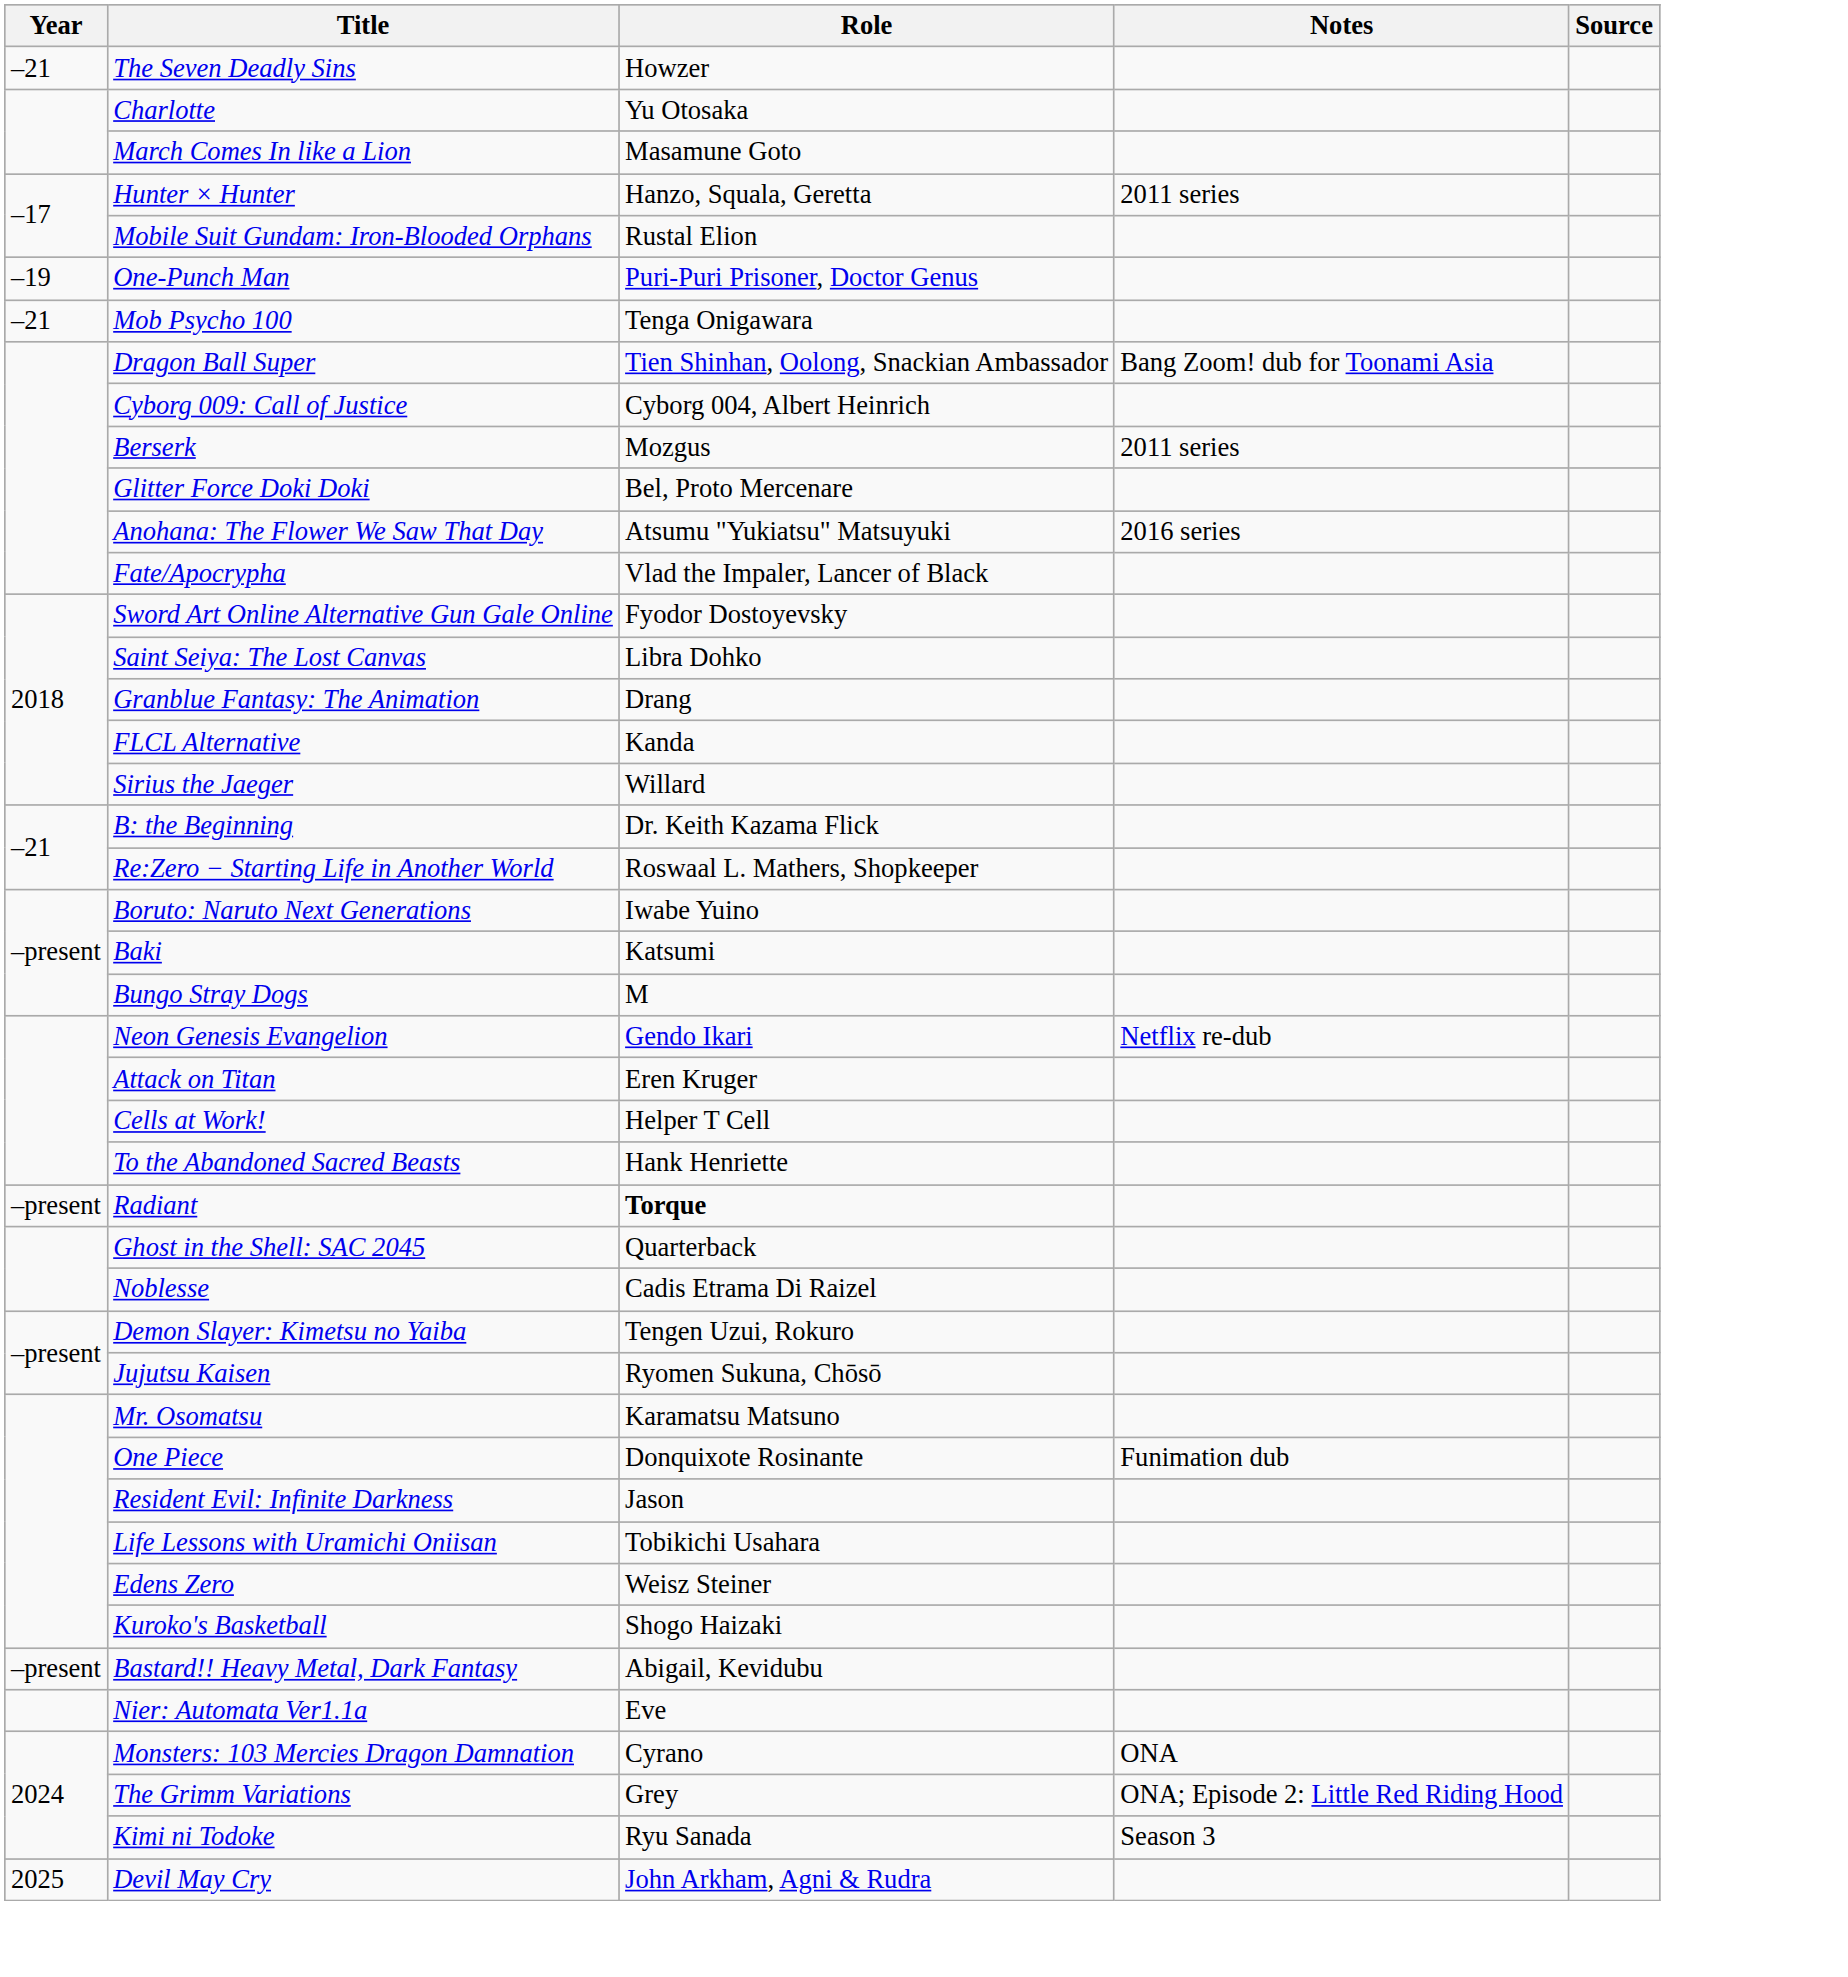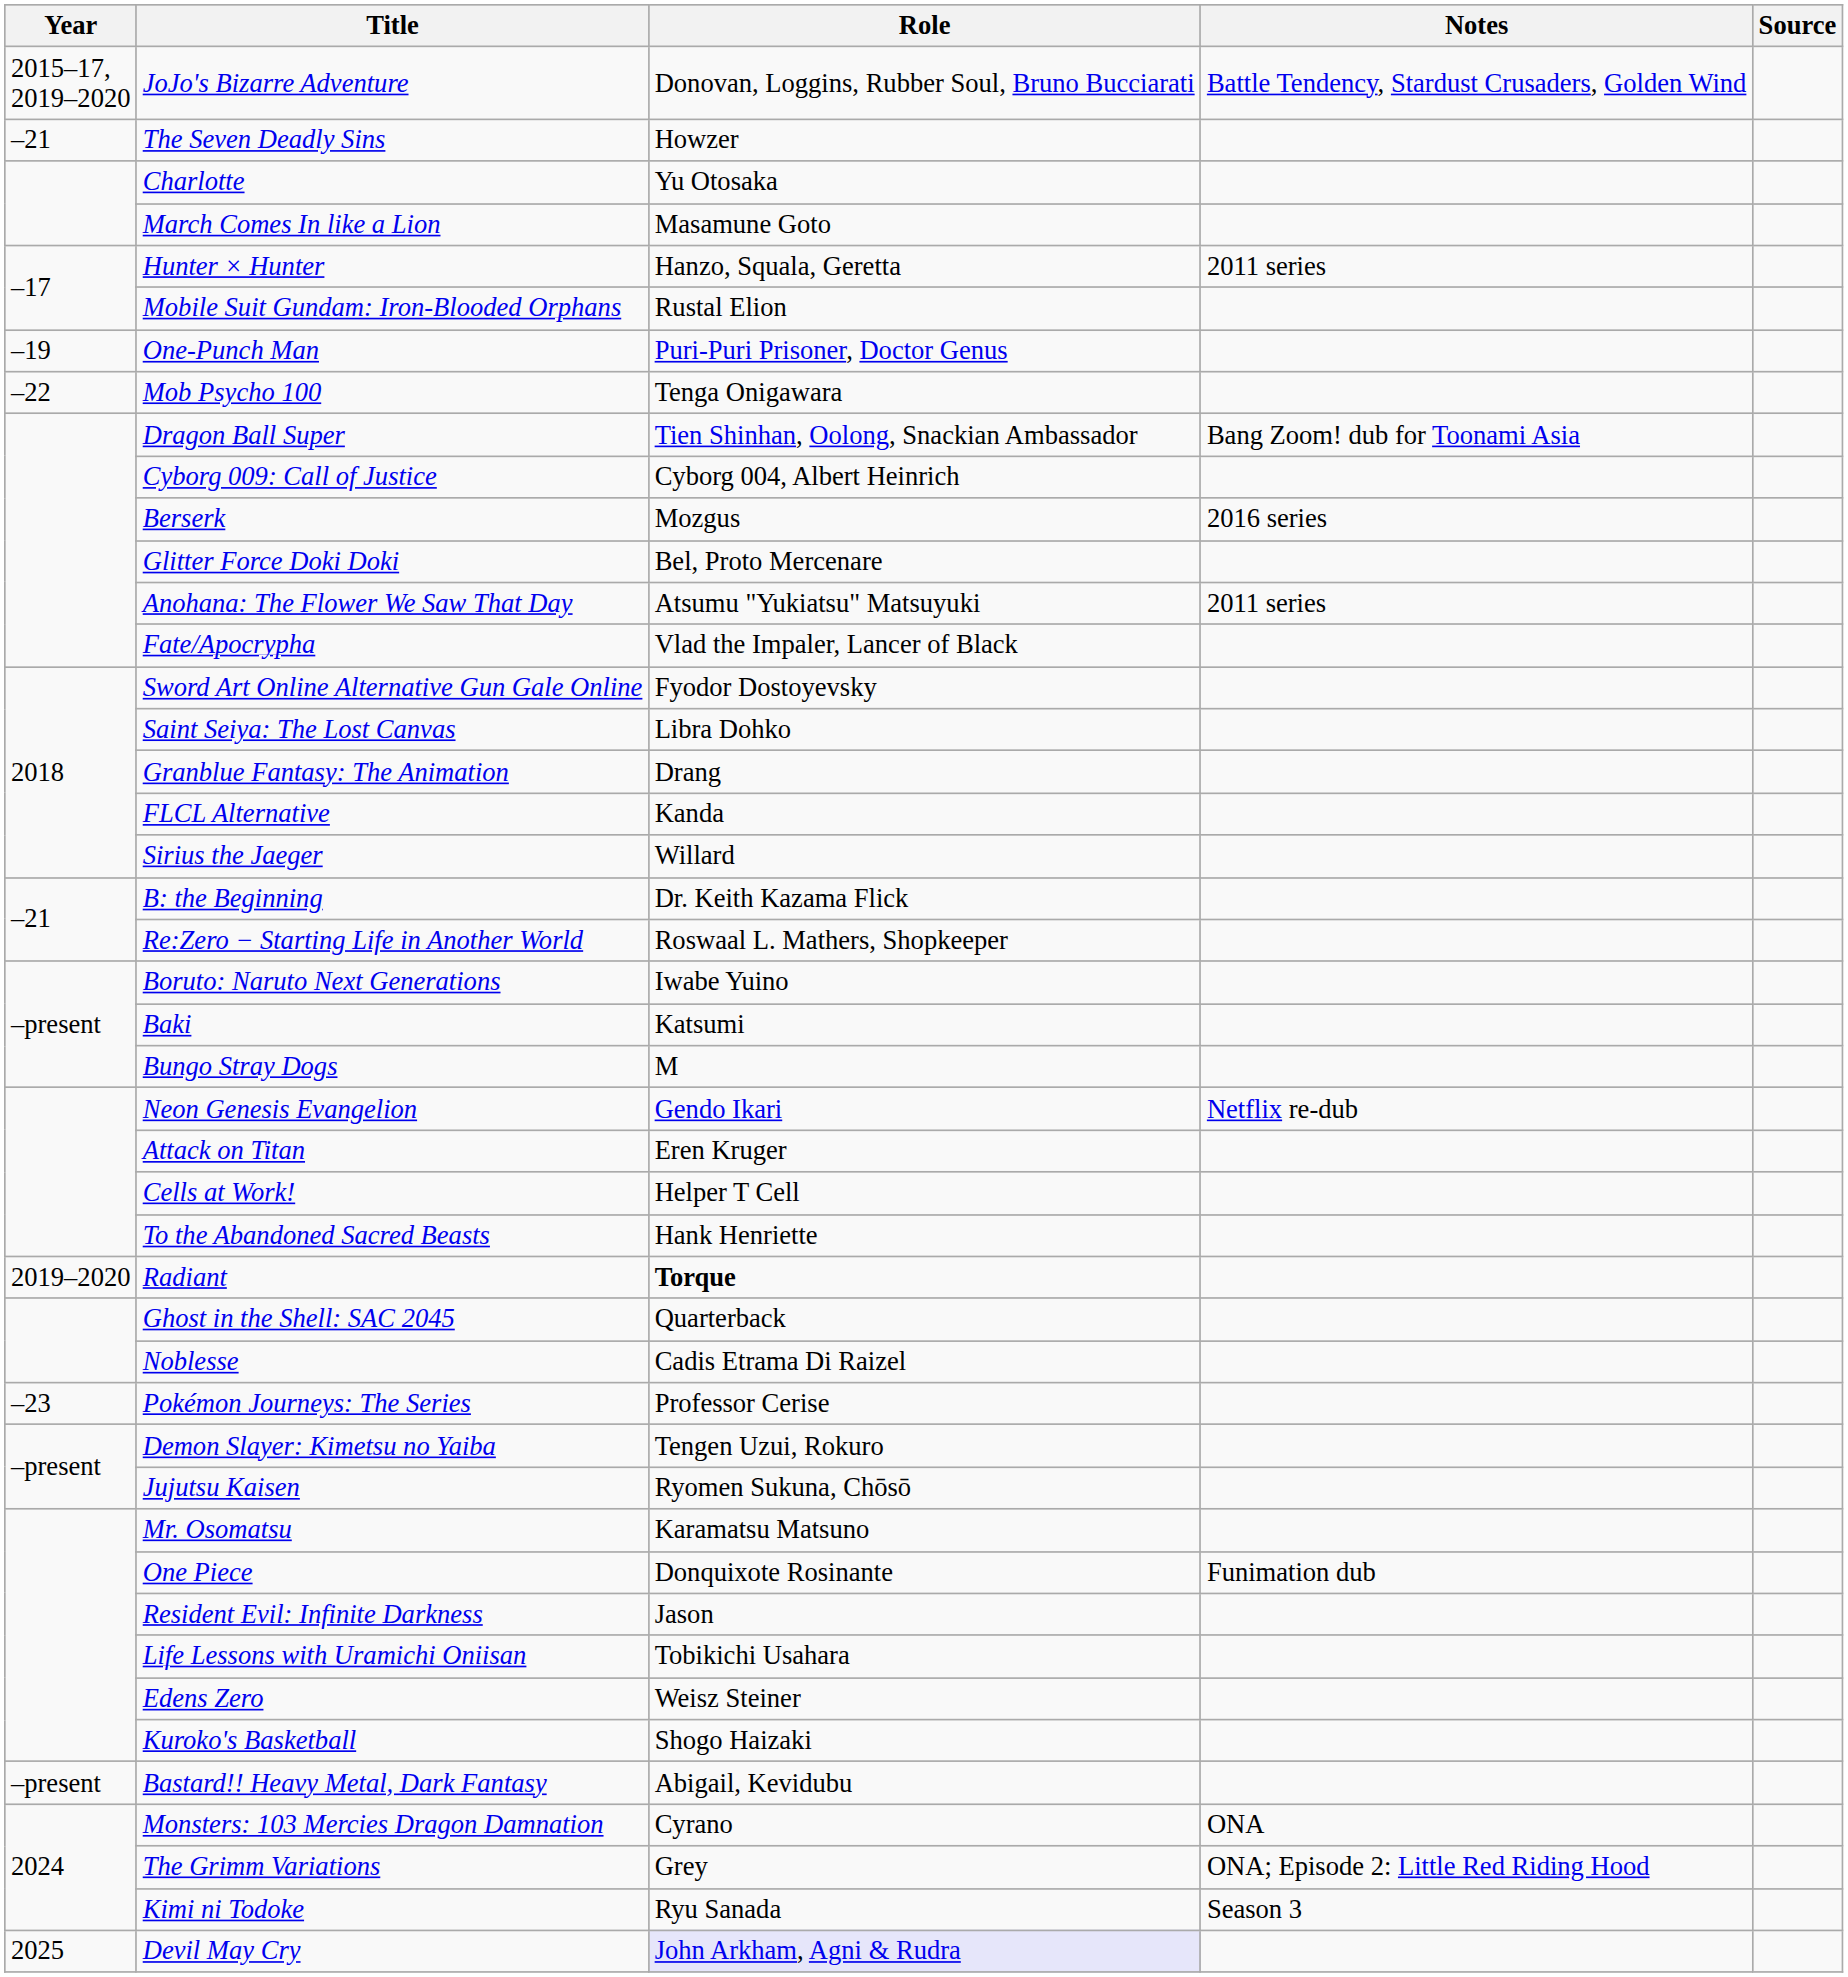+ row: (276, 82)
(31, 320) –21 -> (31, 392) –22
(1180, 446) 2011 series -> (1267, 518) 2016 series
(1180, 531) 2016 series -> (1267, 603) 2011 series
(56, 1204) –present -> (71, 1276) 2019–2020
+ row: (307, 1403)
- row: (240, 1710)
(778, 1878) no background -> (808, 1950) lavender background
